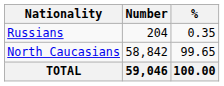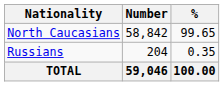rows swapped: (64, 52) <-> (35, 33)
